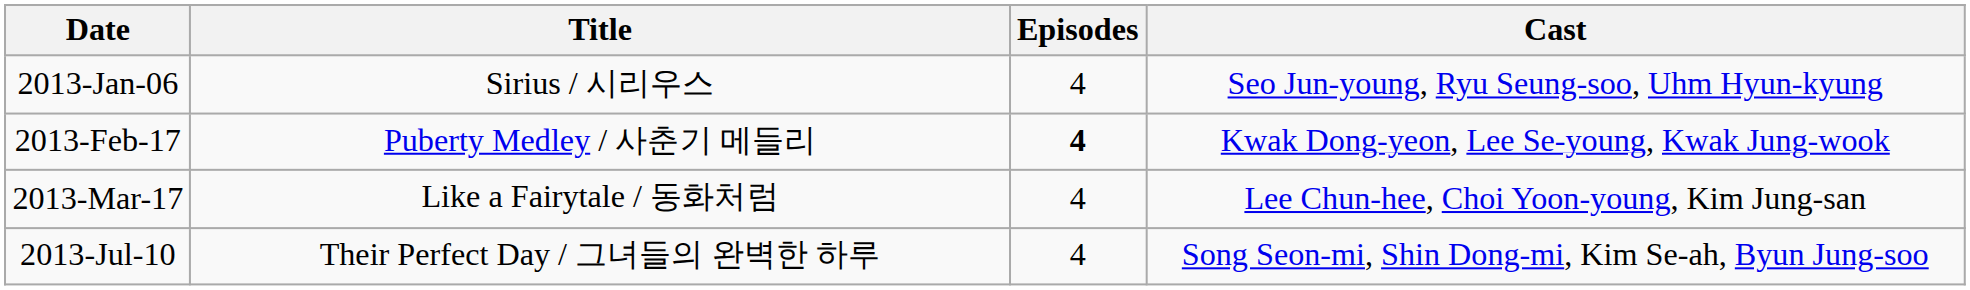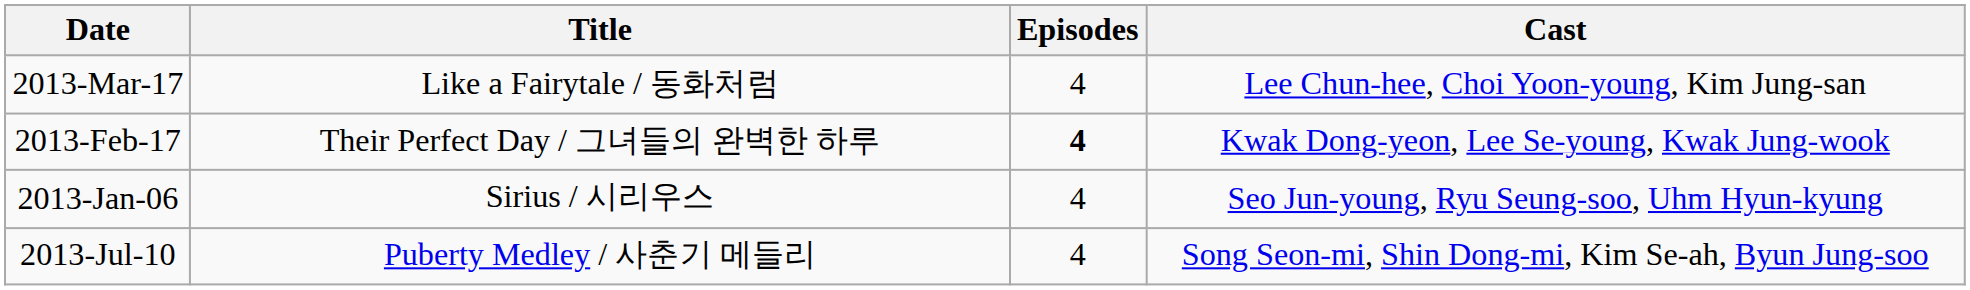rows swapped: (98, 84) <-> (98, 198)
(600, 140) Puberty Medley / 사춘기 메들리 -> (600, 140) Their Perfect Day / 그녀들의 완벽한 하루
(600, 254) Their Perfect Day / 그녀들의 완벽한 하루 -> (600, 254) Puberty Medley / 사춘기 메들리
